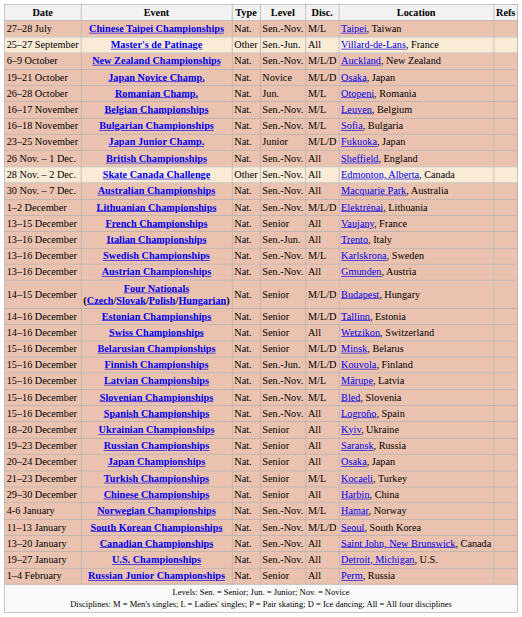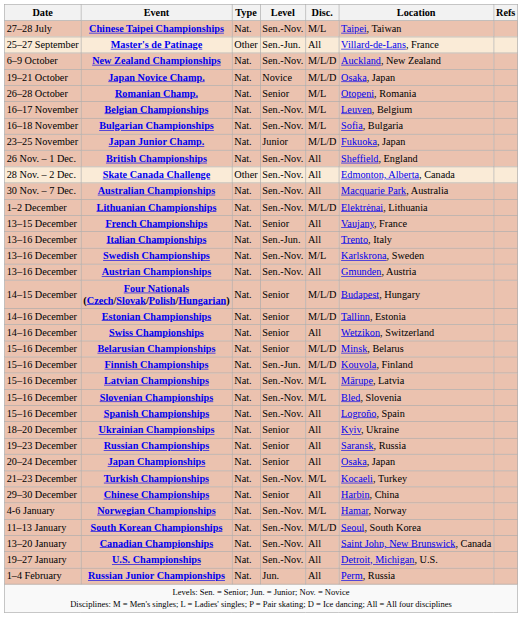(271, 93) Jun. -> (276, 93) Senior
(276, 478) Senior -> (283, 478) Sen.-Nov.
(276, 576) Senior -> (271, 576) Jun.
